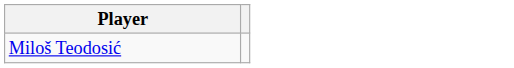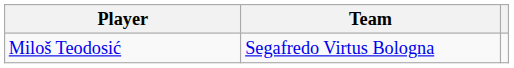+ column: (371, 18)
